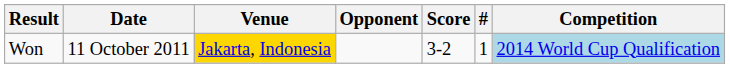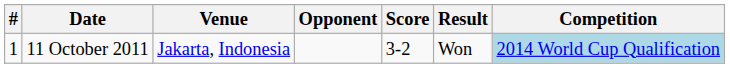columns swapped: (483, 19) <-> (34, 19)
(265, 48) gold background -> (224, 48) no background
